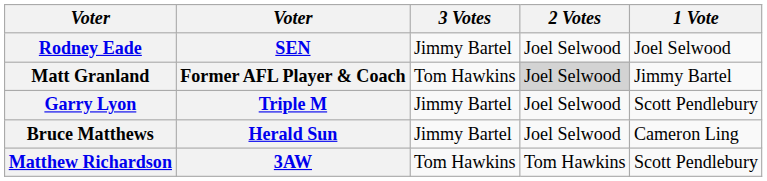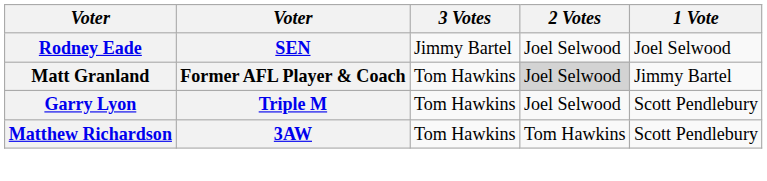(463, 104) Jimmy Bartel -> (465, 104) Tom Hawkins
- row: (90, 133)
